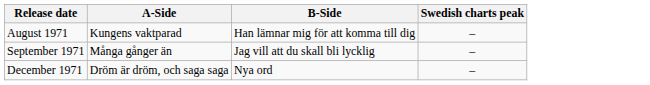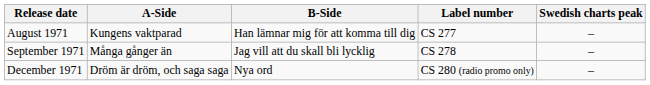+ column: (477, 13)
